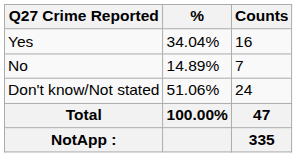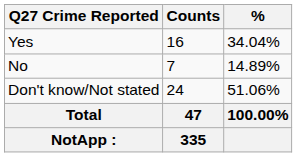columns swapped: (262, 16) <-> (197, 16)
